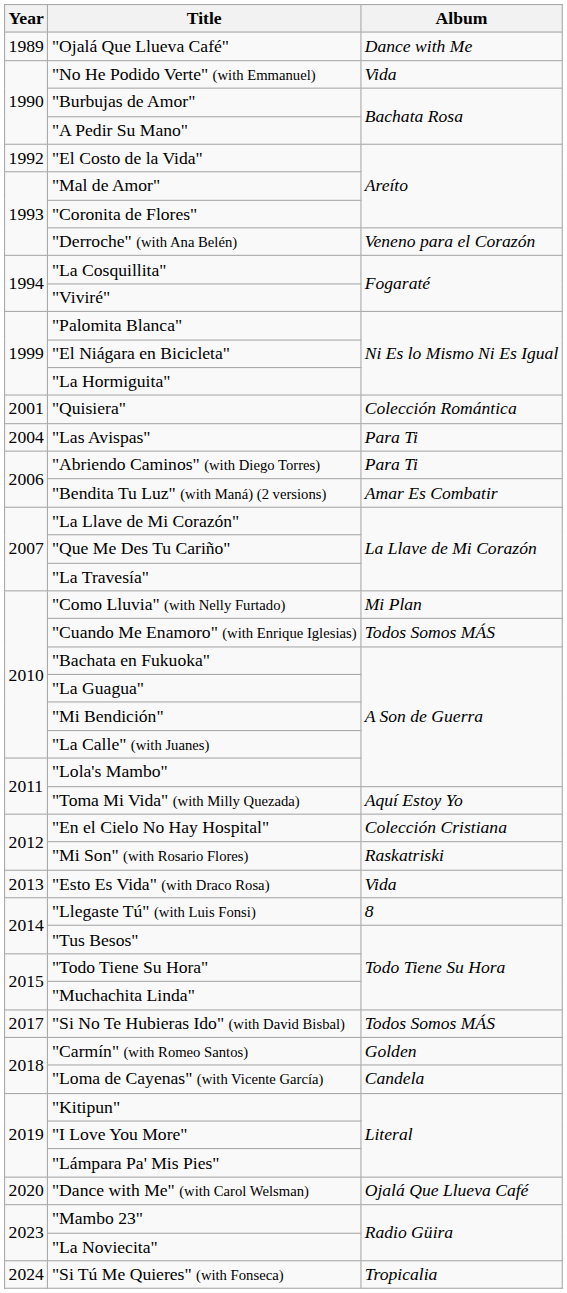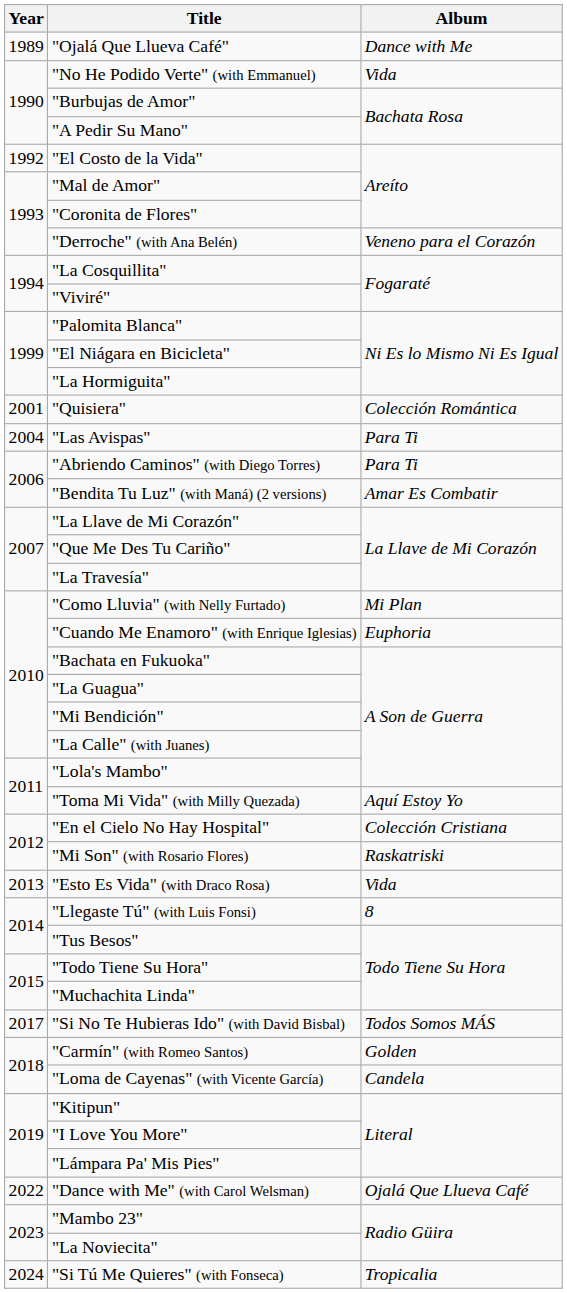(430, 632) Todos Somos MÁS -> (398, 632) Euphoria
(26, 1190) 2020 -> (26, 1190) 2022
